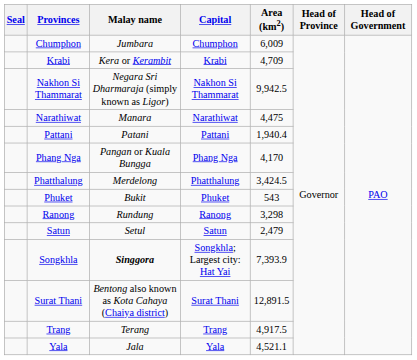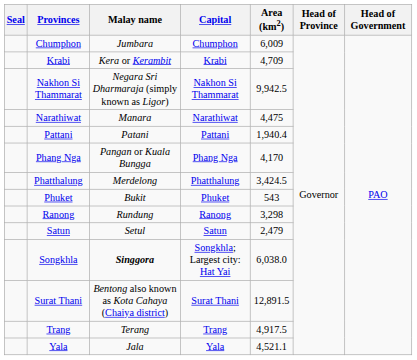(272, 260) 7,393.9 -> (272, 260) 6,038.0
